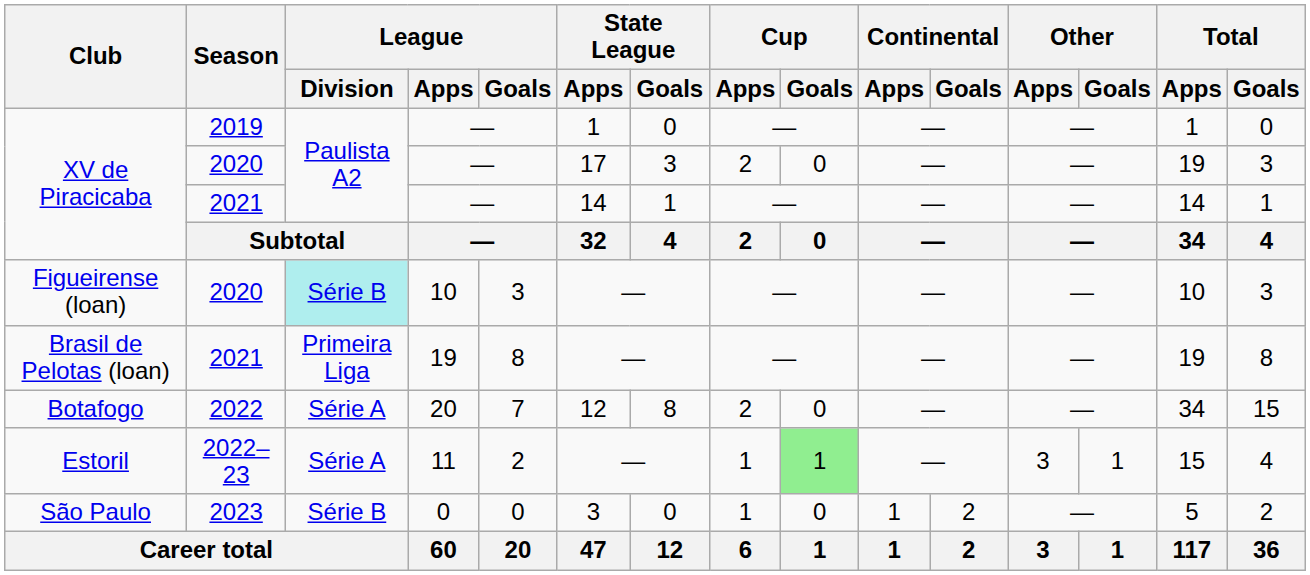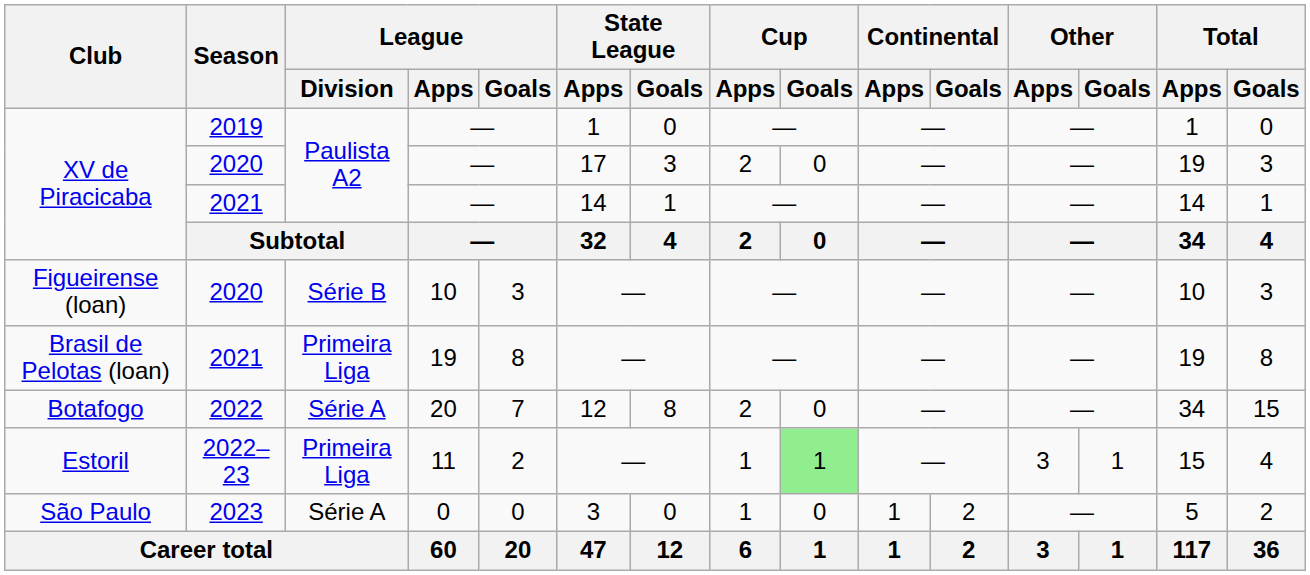(347, 292) paleturquoise background -> (347, 292) no background
(347, 460) Série A -> (347, 460) Primeira Liga
(347, 512) Série B -> (347, 512) Série A
